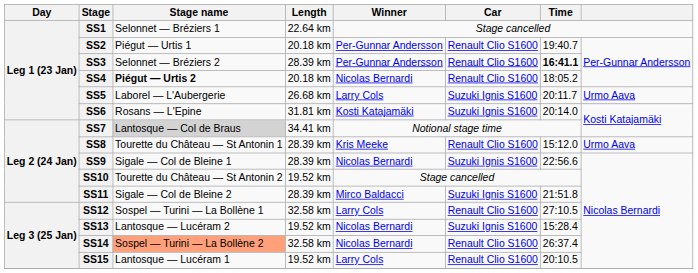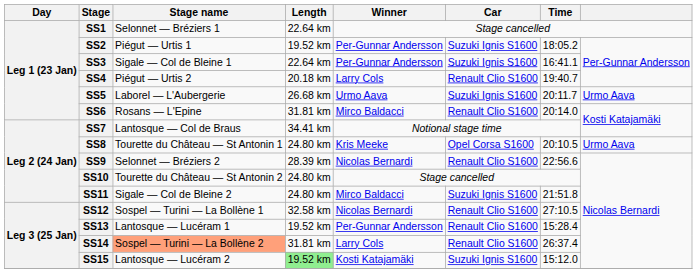(309, 45) 20.18 km -> (309, 45) 19.52 km
(493, 45) Renault Clio S1600 -> (492, 45) Suzuki Ignis S1600
(560, 45) 19:40.7 -> (560, 45) 18:05.2
(167, 62) Selonnet — Bréziers 2 -> (173, 62) Sigale — Col de Bleine 1
(309, 62) 28.39 km -> (309, 62) 22.64 km
(493, 62) Renault Clio S1600 -> (492, 62) Suzuki Ignis S1600
(561, 62) bold -> (560, 62) normal
(156, 78) bold -> (153, 78) normal
(374, 78) Nicolas Bernardi -> (360, 78) Larry Cols
(560, 78) 18:05.2 -> (560, 78) 19:40.7
(360, 95) Larry Cols -> (362, 95) Urmo Aava
(375, 111) Kosti Katajamäki -> (370, 111) Mirco Baldacci
(492, 111) Suzuki Ignis S1600 -> (493, 111) Renault Clio S1600
(178, 128) lightgrey background -> (178, 128) no background
(309, 144) 28.39 km -> (309, 144) 24.80 km
(493, 144) Renault Clio S1600 -> (491, 144) Opel Corsa S1600
(560, 144) 15:12.0 -> (560, 144) 20:10.5
(173, 161) Sigale — Col de Bleine 1 -> (167, 161) Selonnet — Bréziers 2
(492, 161) Suzuki Ignis S1600 -> (493, 161) Renault Clio S1600
(309, 177) 19.52 km -> (309, 177) 24.80 km
(309, 194) 28.39 km -> (309, 194) 24.80 km
(360, 210) Larry Cols -> (374, 210) Nicolas Bernardi
(172, 227) Lantosque — Lucéram 2 -> (172, 227) Lantosque — Lucéram 1
(374, 227) Nicolas Bernardi -> (389, 227) Per-Gunnar Andersson
(492, 227) Suzuki Ignis S1600 -> (493, 227) Renault Clio S1600
(309, 243) 32.58 km -> (309, 243) 31.81 km
(374, 243) Nicolas Bernardi -> (360, 243) Larry Cols
(172, 260) Lantosque — Lucéram 1 -> (172, 260) Lantosque — Lucéram 2
(309, 260) no background -> (309, 260) lightgreen background
(360, 260) Larry Cols -> (375, 260) Kosti Katajamäki
(493, 260) Renault Clio S1600 -> (492, 260) Suzuki Ignis S1600
(560, 260) 20:10.5 -> (560, 260) 15:12.0
